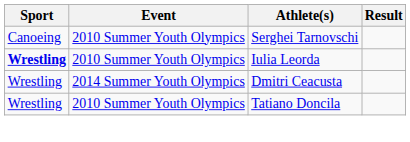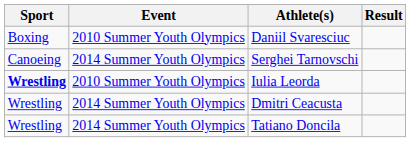+ row: (301, 37)
(159, 37) 2010 Summer Youth Olympics -> (159, 59) 2014 Summer Youth Olympics
(159, 103) 2010 Summer Youth Olympics -> (159, 125) 2014 Summer Youth Olympics
